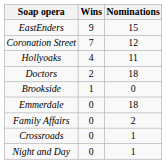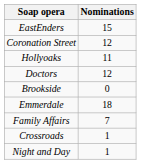- column: (91, 12)
(133, 74) 18 -> (107, 74) 12
(133, 120) 2 -> (107, 120) 7
